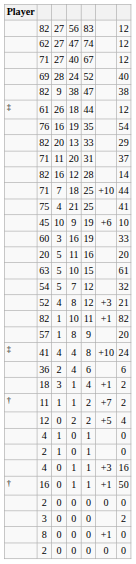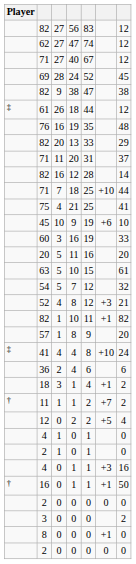(124, 76) 40 -> (124, 76) 45
(124, 127) 54 -> (124, 127) 48
